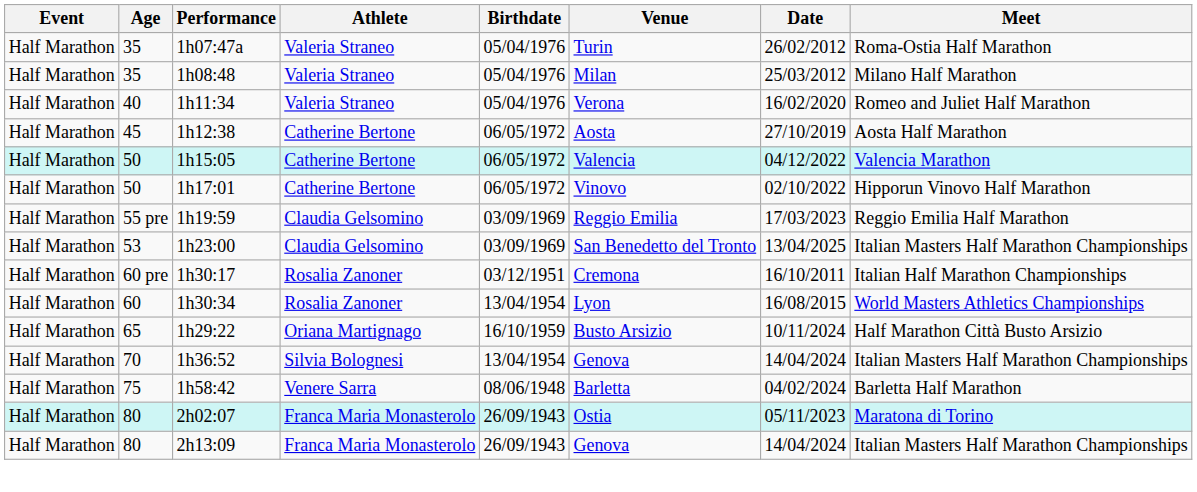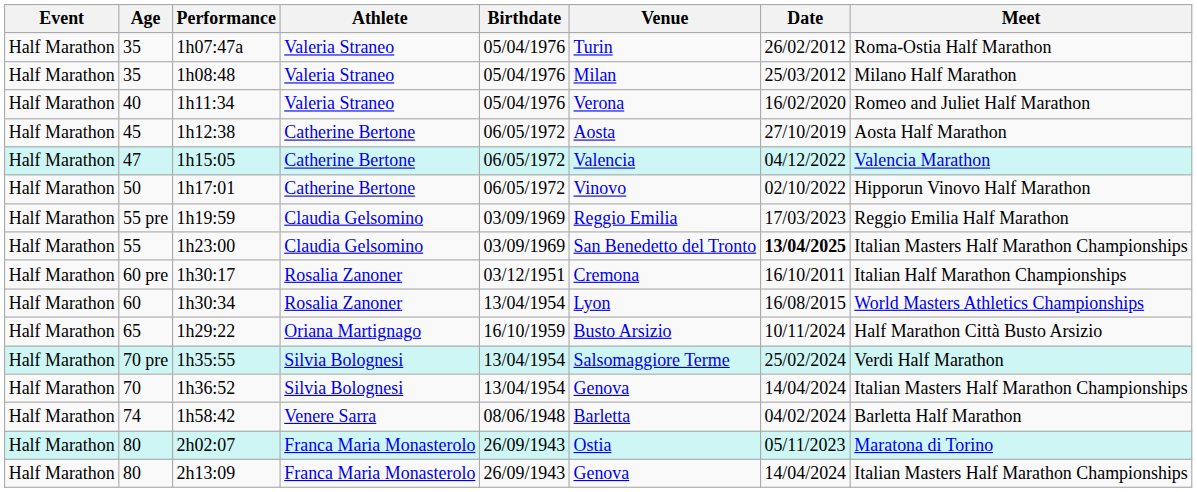(132, 160) 50 -> (132, 160) 47
(132, 246) 53 -> (132, 246) 55
(805, 246) normal -> (805, 246) bold
+ row: (206, 359)
(132, 388) 75 -> (132, 416) 74
